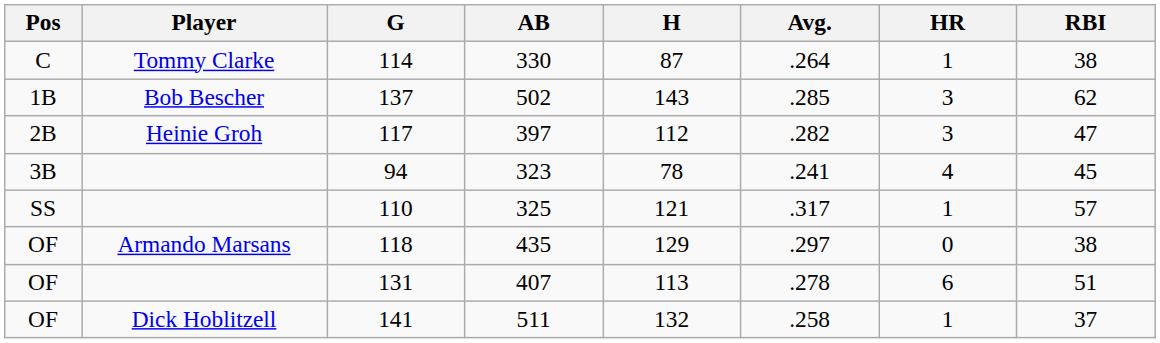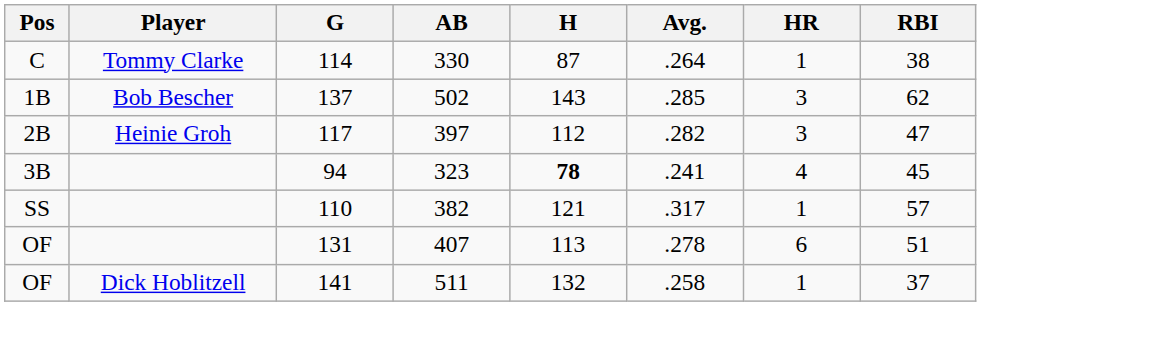(672, 171) normal -> (568, 171) bold
(534, 208) 325 -> (452, 208) 382
- row: (396, 245)
